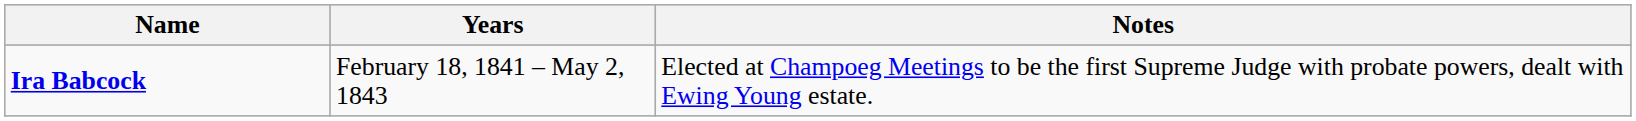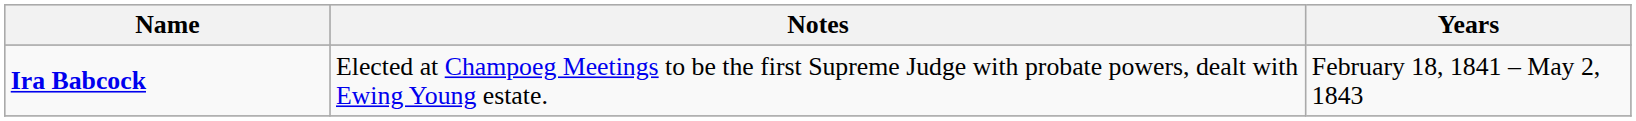columns swapped: (493, 24) <-> (1143, 24)
